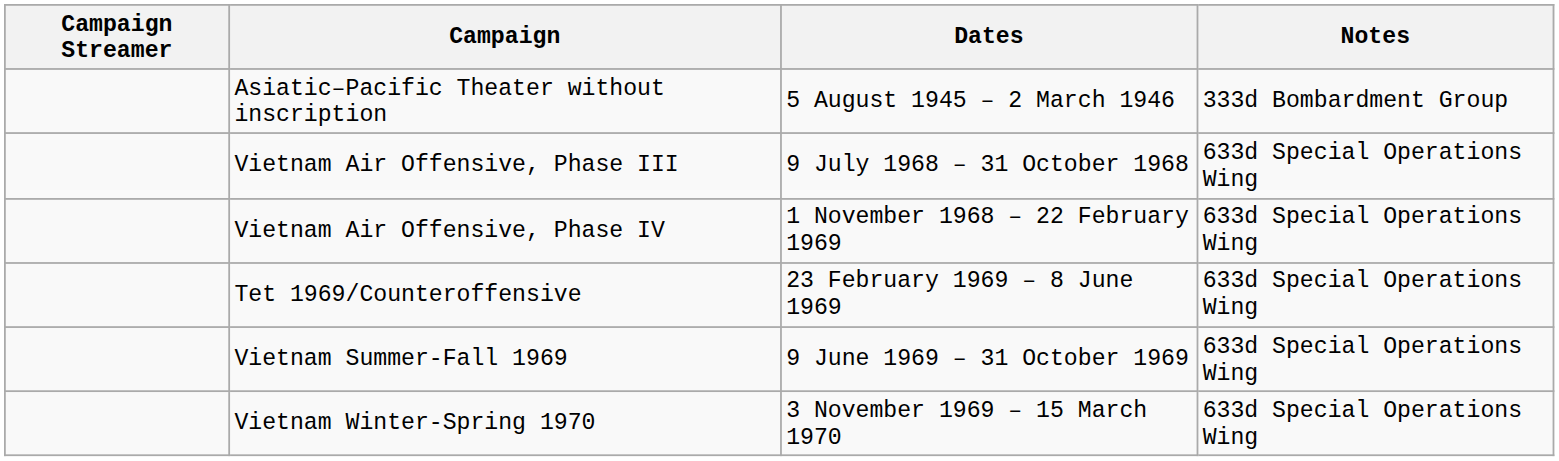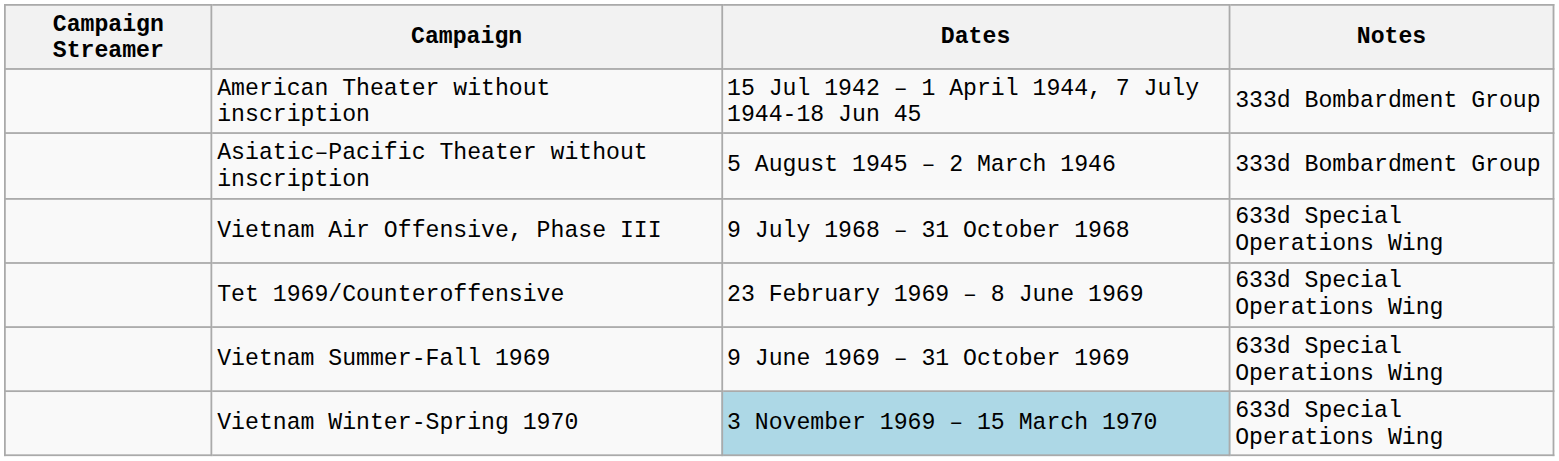+ row: (384, 102)
- row: (450, 230)
(967, 424) no background -> (942, 424) lightblue background
